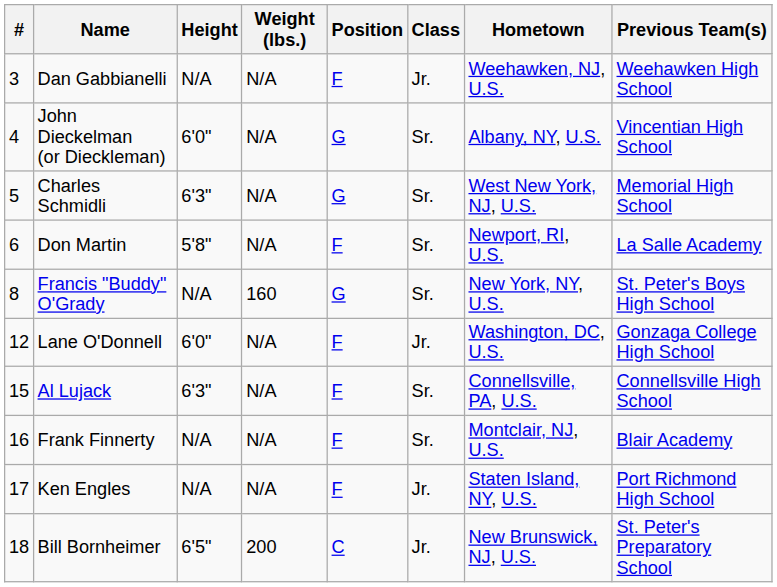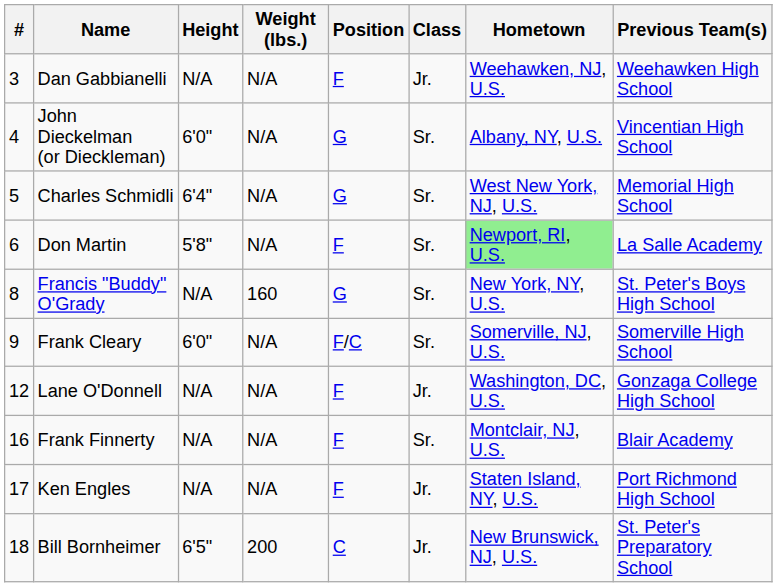(196, 196) 6'3" -> (197, 196) 6'4"
(519, 245) no background -> (520, 245) lightgreen background
+ row: (89, 343)
(196, 343) 6'0" -> (197, 391) N/A
- row: (74, 391)
